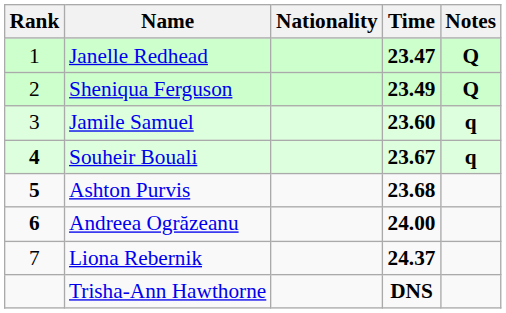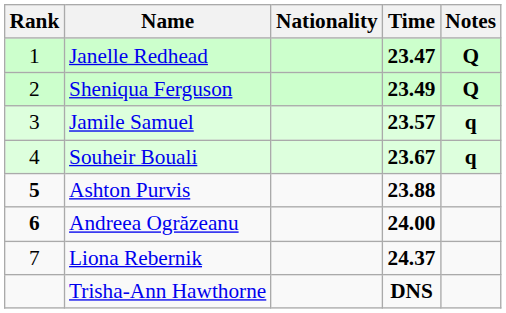(412, 122) 23.60 -> (412, 122) 23.57
(34, 156) bold -> (34, 156) normal
(412, 190) 23.68 -> (412, 190) 23.88
